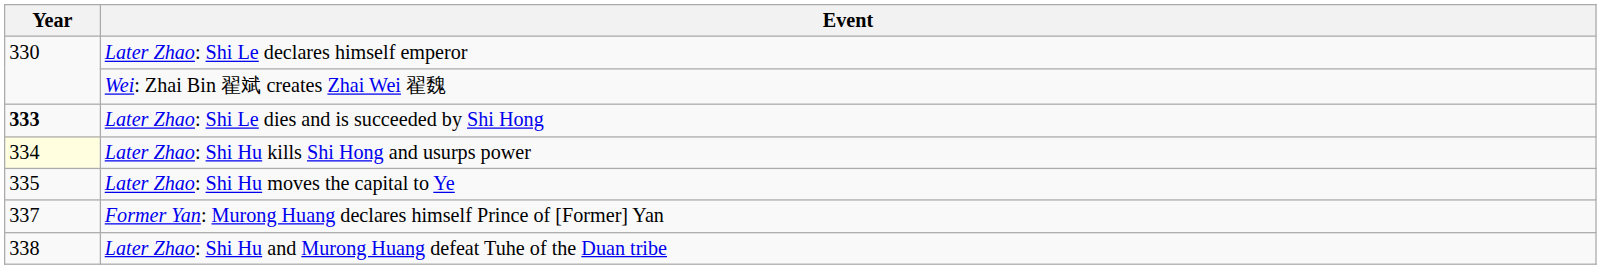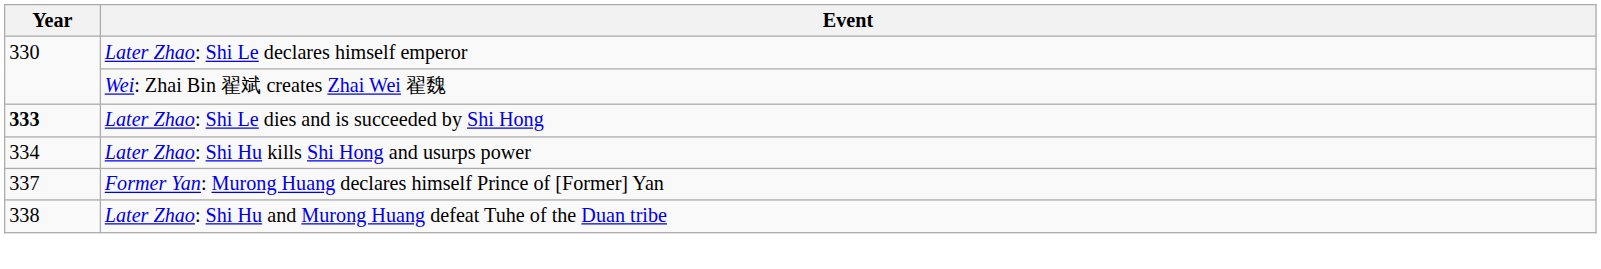(24, 152) lightyellow background -> (24, 152) no background
- row: (280, 184)
